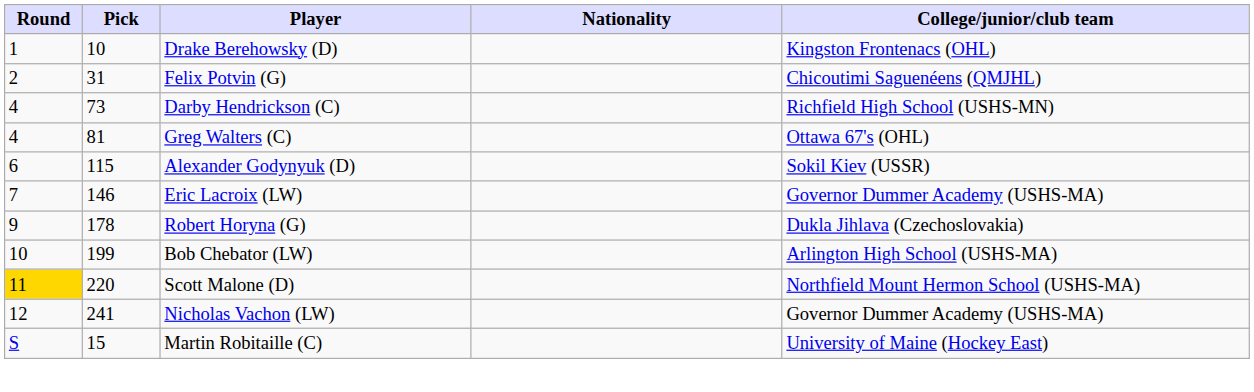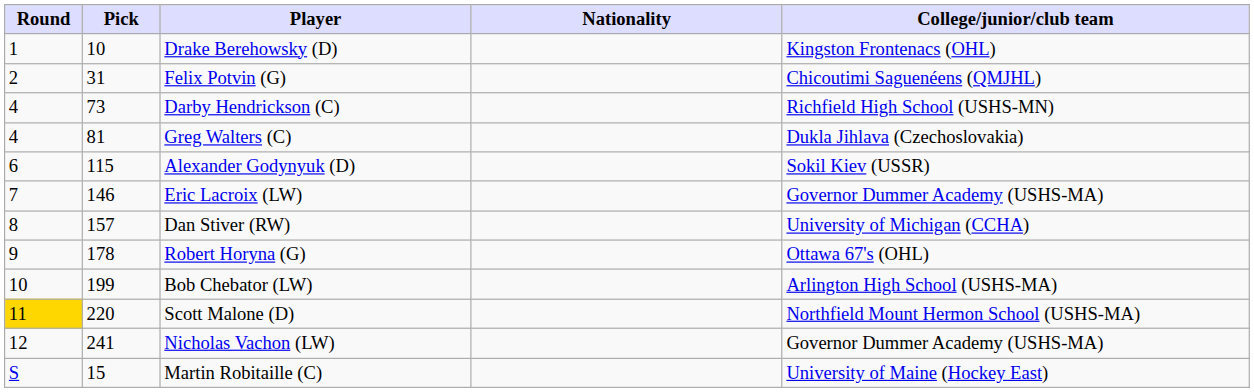(858, 136) Ottawa 67's (OHL) -> (905, 136) Dukla Jihlava (Czechoslovakia)
+ row: (227, 225)
(905, 225) Dukla Jihlava (Czechoslovakia) -> (858, 254) Ottawa 67's (OHL)
